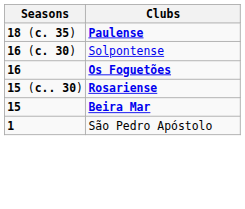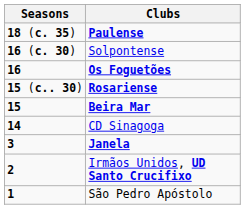+ row: (126, 126)
+ row: (109, 144)
+ row: (147, 170)
